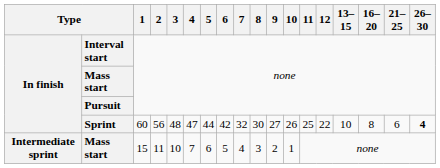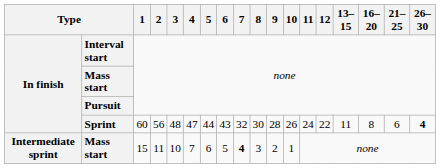(225, 123) 42 -> (225, 123) 43
(275, 123) 27 -> (275, 123) 28
(308, 123) 25 -> (308, 123) 24
(346, 123) 10 -> (346, 123) 11
(242, 148) normal -> (242, 148) bold
